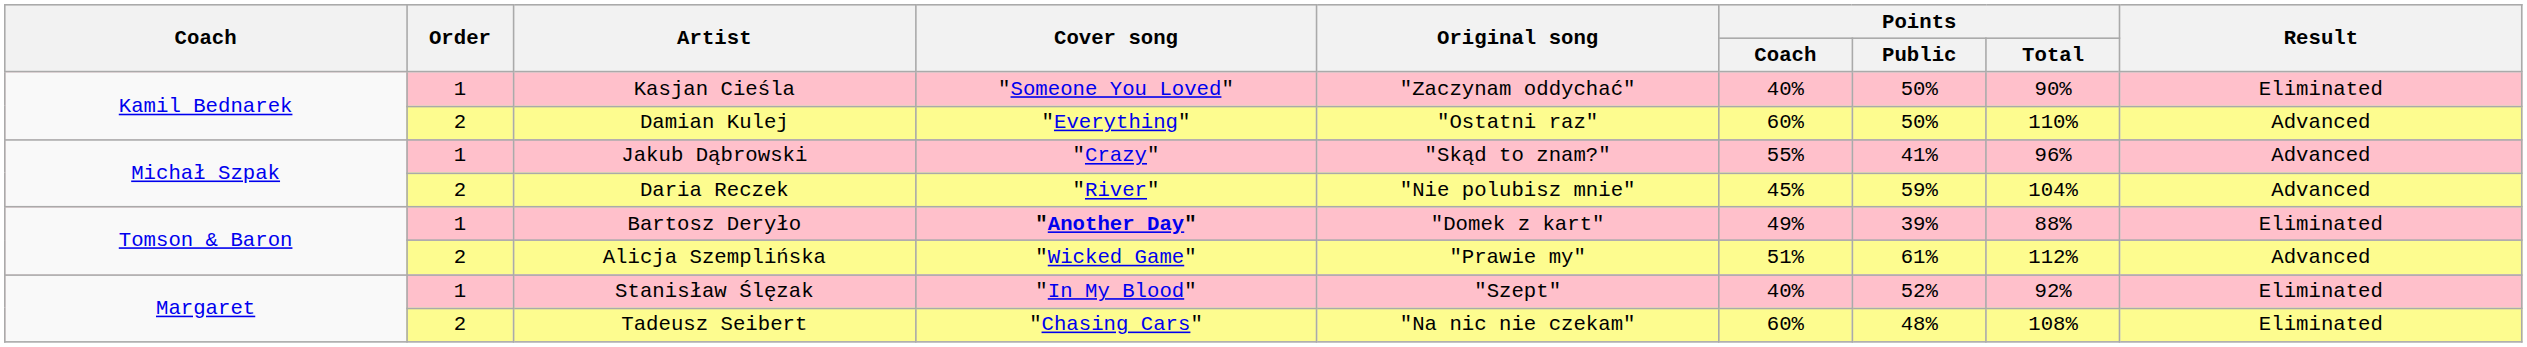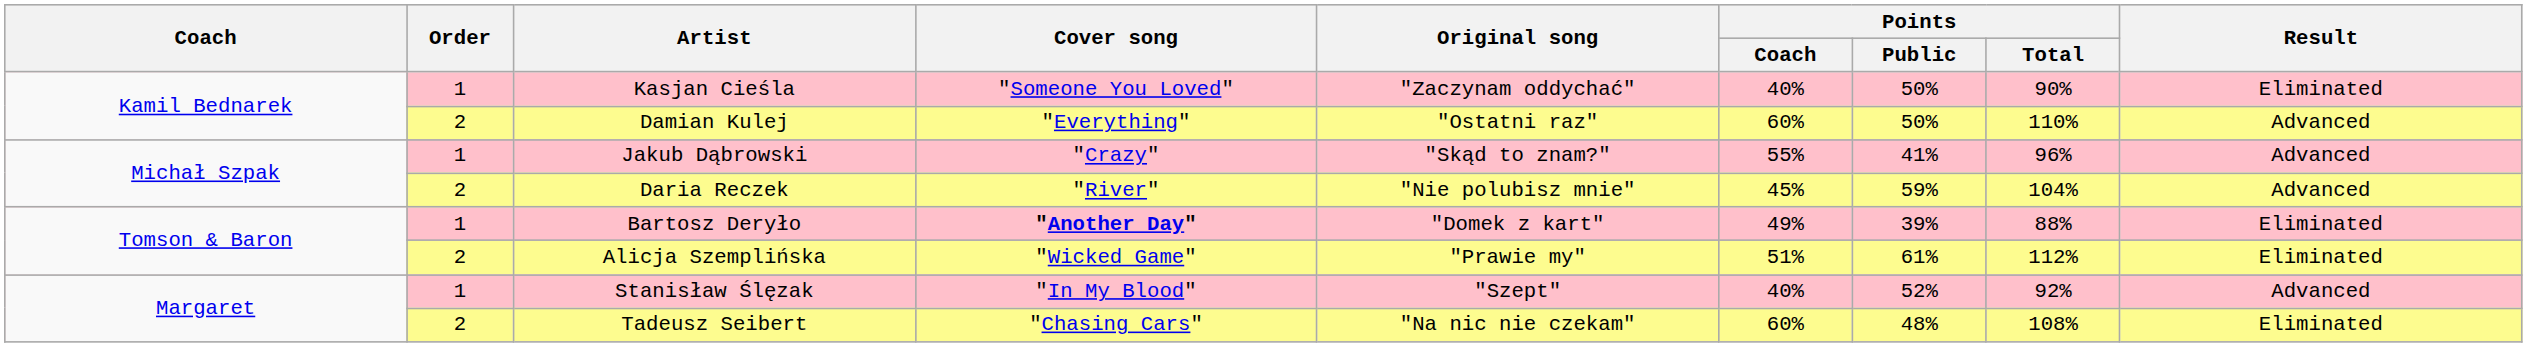(2321, 257) Advanced -> (2321, 257) Eliminated
(2321, 291) Eliminated -> (2321, 291) Advanced
